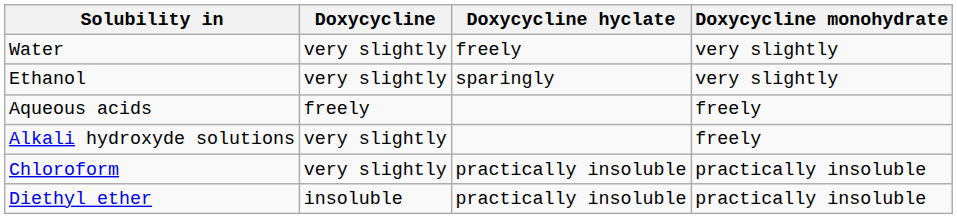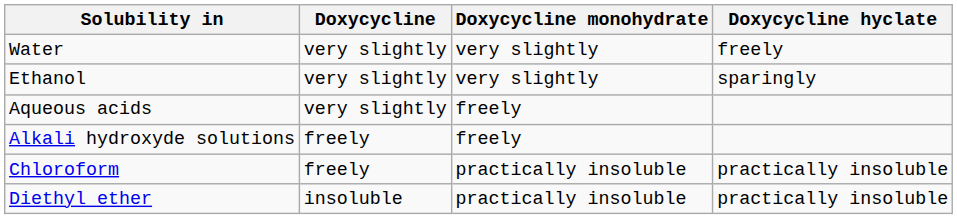columns swapped: (822, 20) <-> (571, 20)
(337, 109) freely -> (375, 109) very slightly
(375, 139) very slightly -> (337, 139) freely
(375, 169) very slightly -> (337, 169) freely
